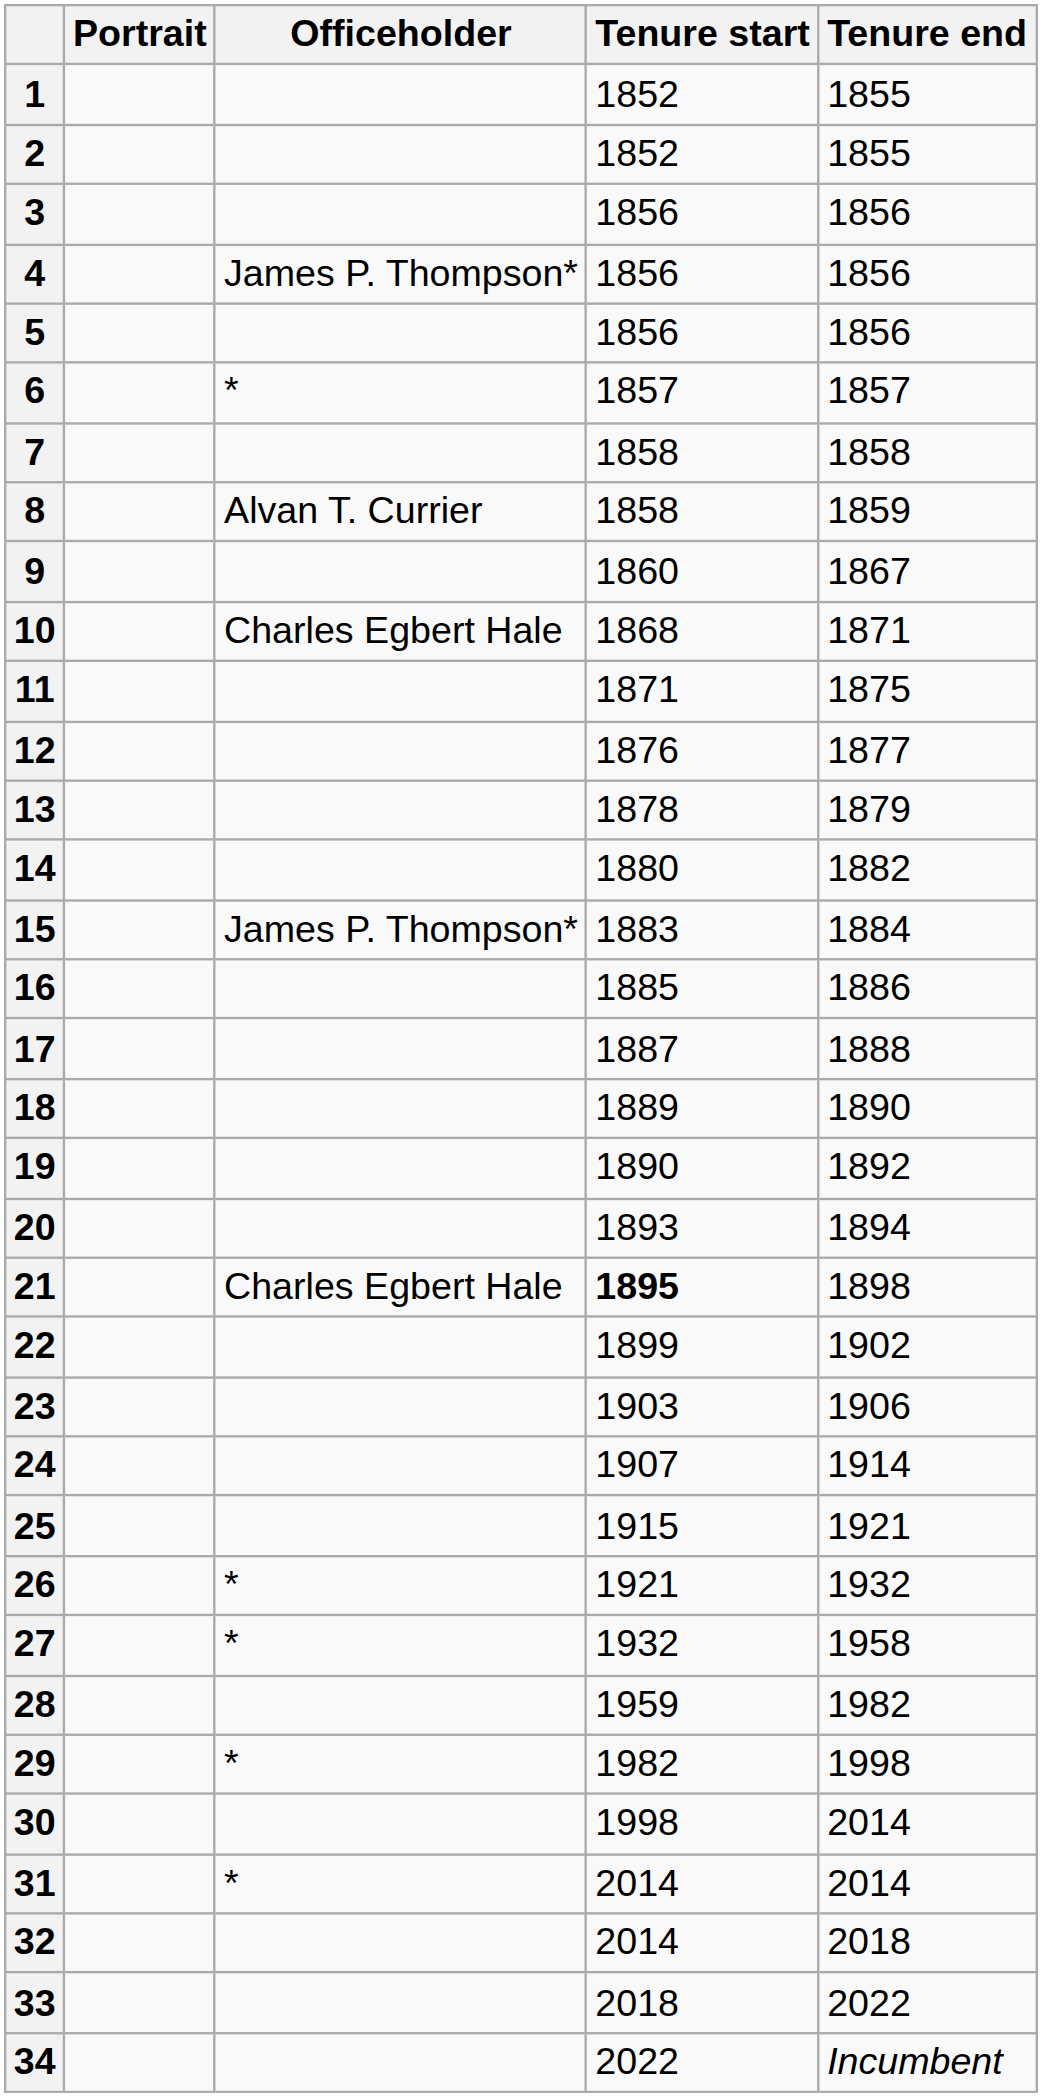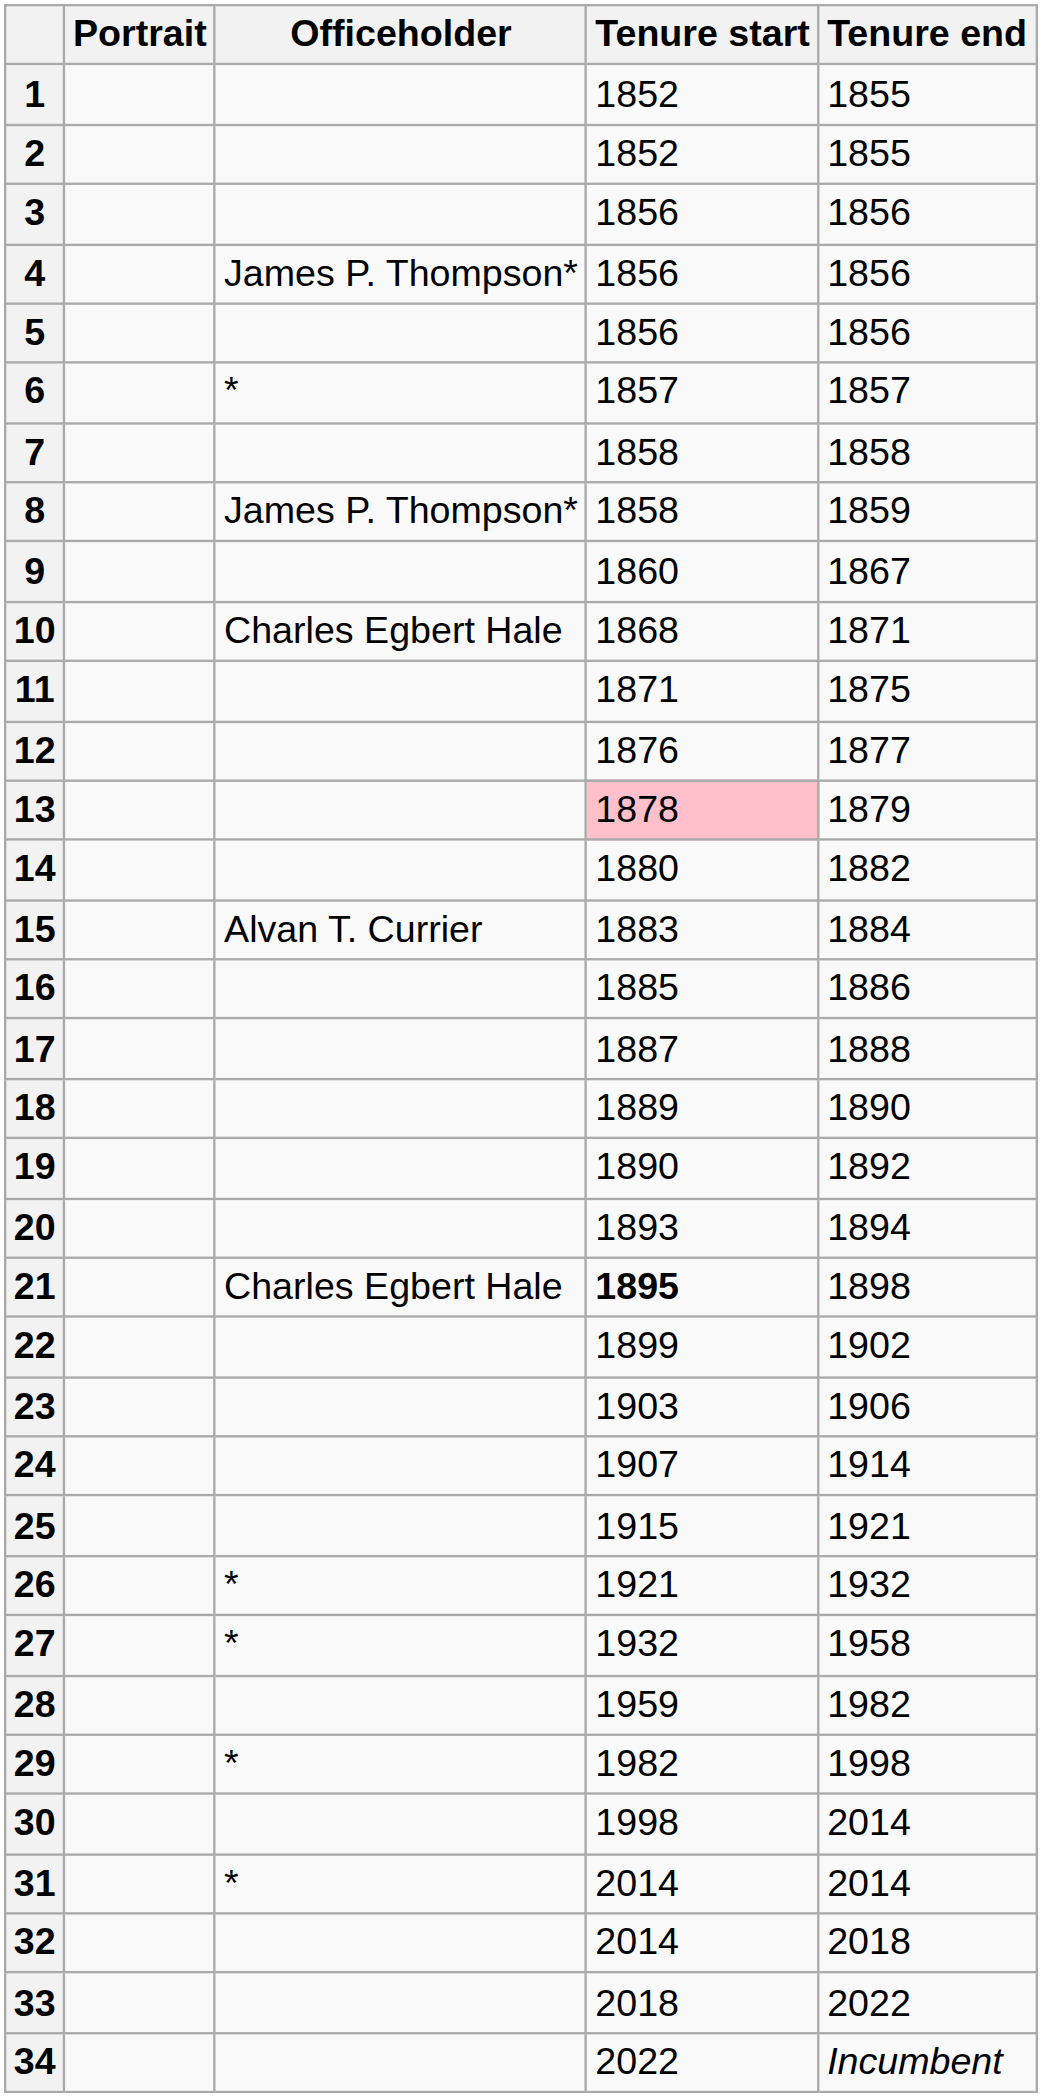(353, 511) Alvan T. Currier -> (401, 511) James P. Thompson*
(637, 809) no background -> (637, 809) pink background
(401, 928) James P. Thompson* -> (353, 928) Alvan T. Currier
